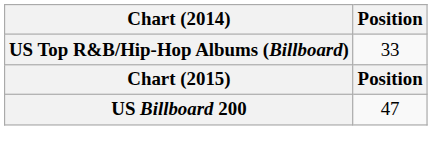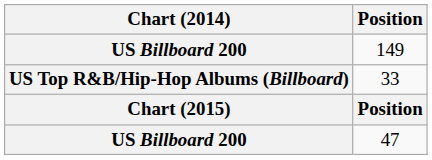+ row: (390, 49)
